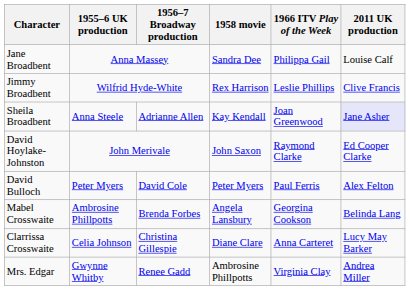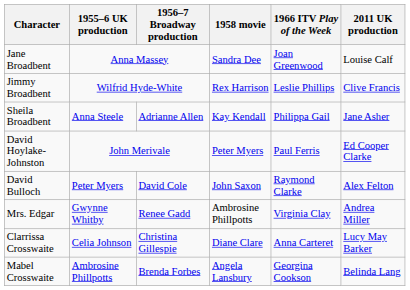(302, 59) Philippa Gail -> (298, 59) Joan Greenwood
(298, 116) Joan Greenwood -> (302, 116) Philippa Gail
(366, 116) lavender background -> (366, 116) no background
(236, 151) John Saxon -> (238, 151) Peter Myers
(294, 151) Raymond Clarke -> (297, 151) Paul Ferris
(238, 185) Peter Myers -> (236, 185) John Saxon
(297, 185) Paul Ferris -> (294, 185) Raymond Clarke
rows swapped: (30, 214) <-> (31, 271)
